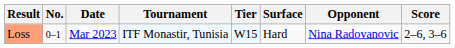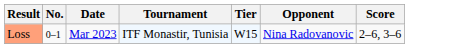- column: (283, 13)
